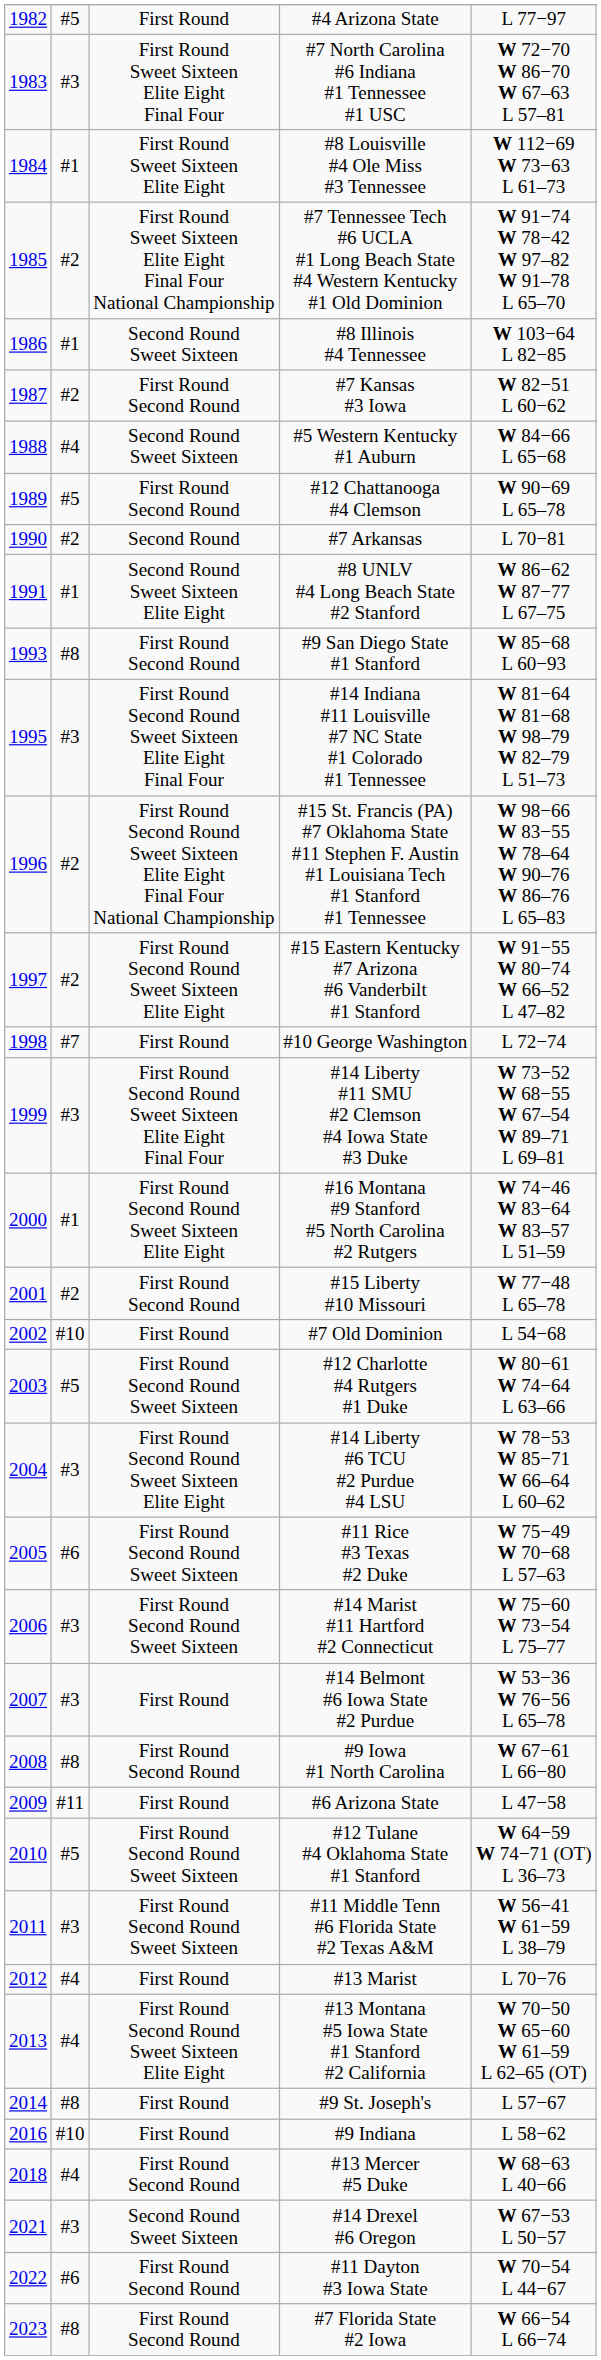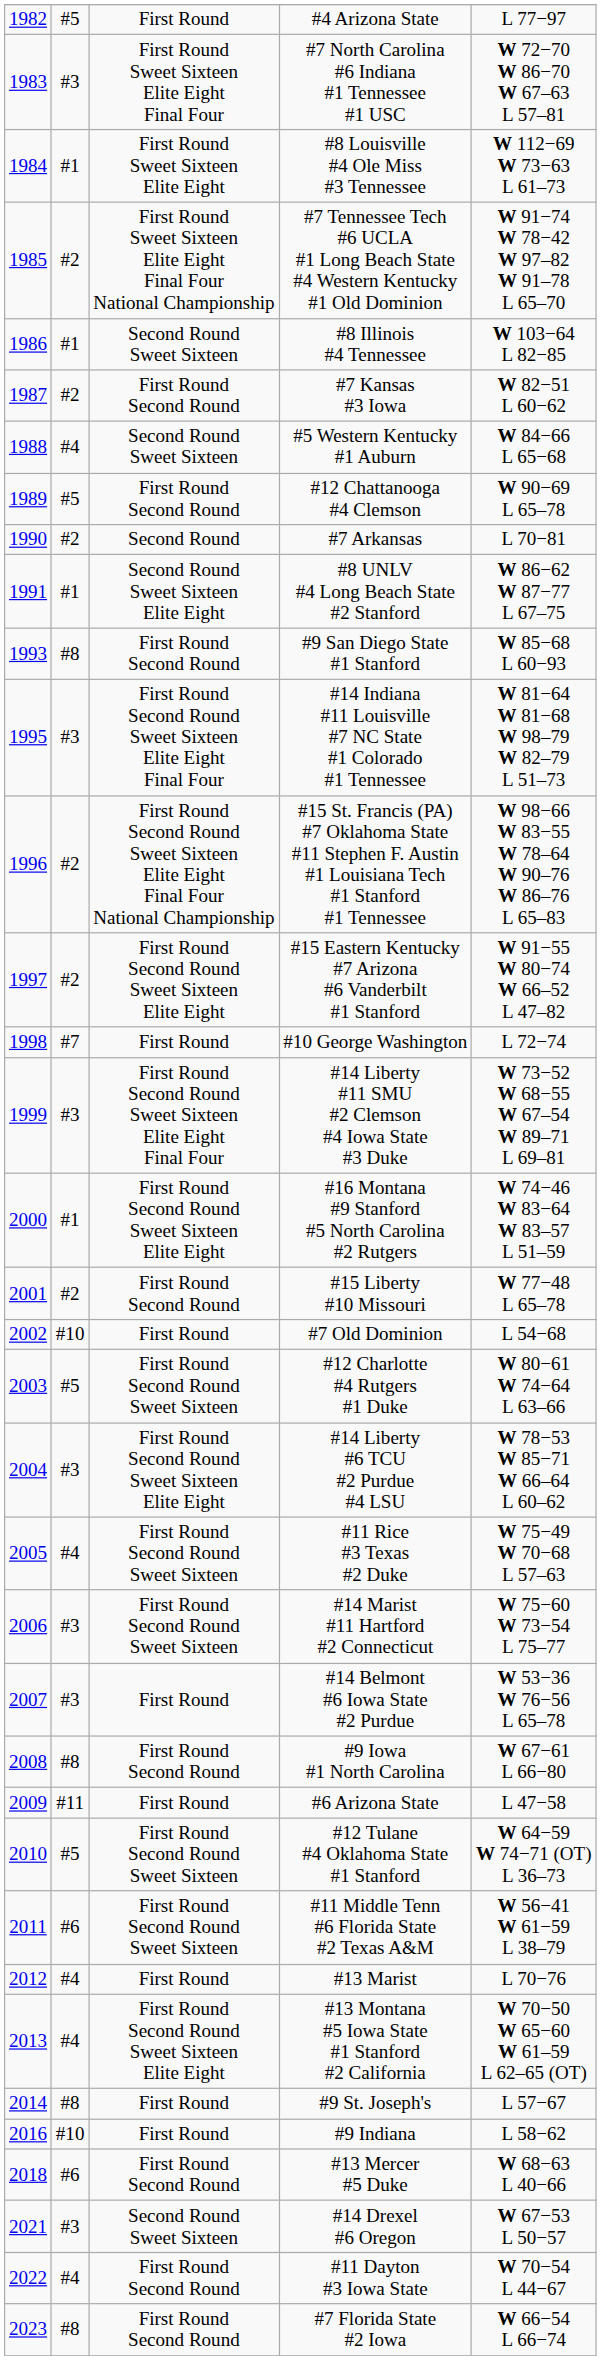(70, 1553) #6 -> (70, 1553) #4
(70, 1927) #3 -> (70, 1927) #6
(70, 2174) #4 -> (70, 2174) #6
(70, 2277) #6 -> (70, 2277) #4
